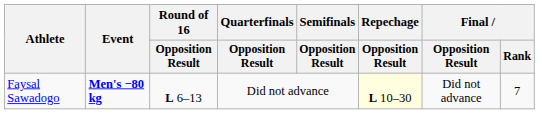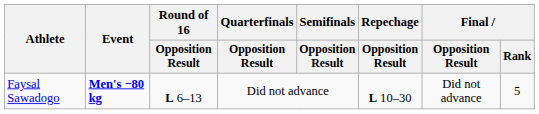(390, 98) lightyellow background -> (390, 98) no background
(517, 91) 7 -> (517, 91) 5
